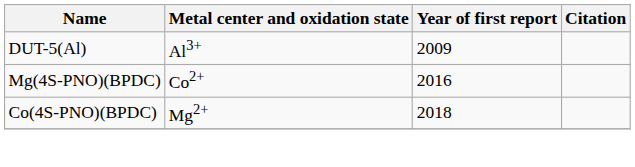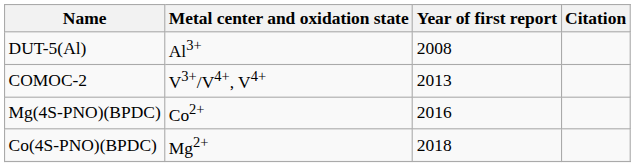(434, 48) 2009 -> (434, 48) 2008
+ row: (48, 80)
